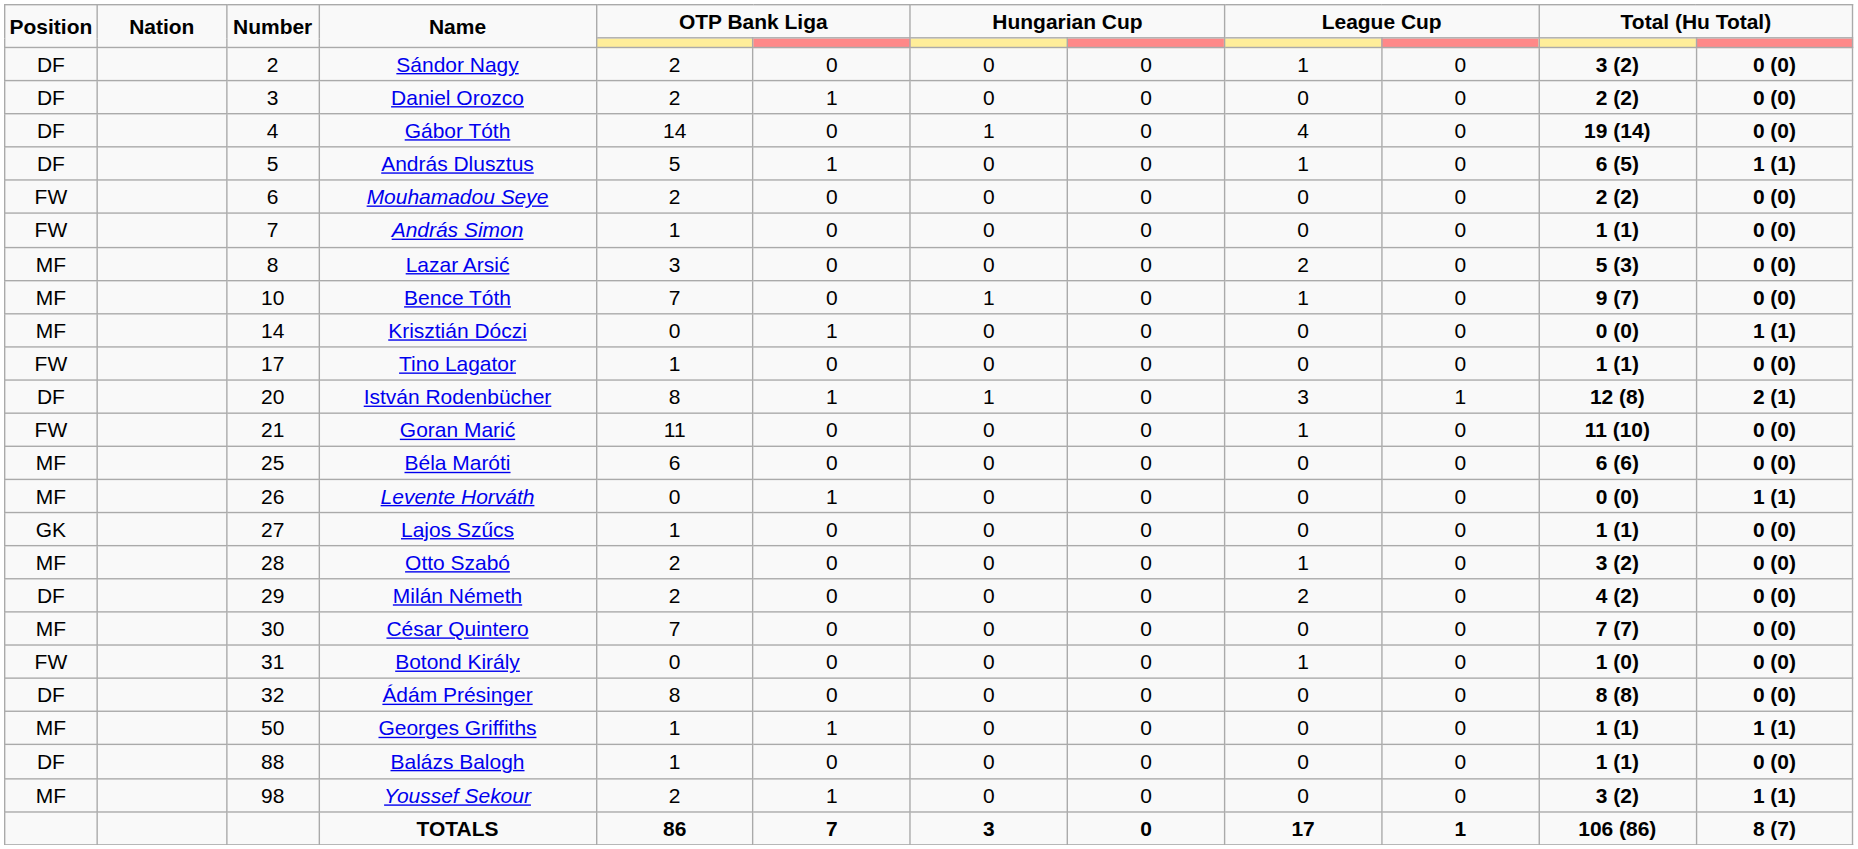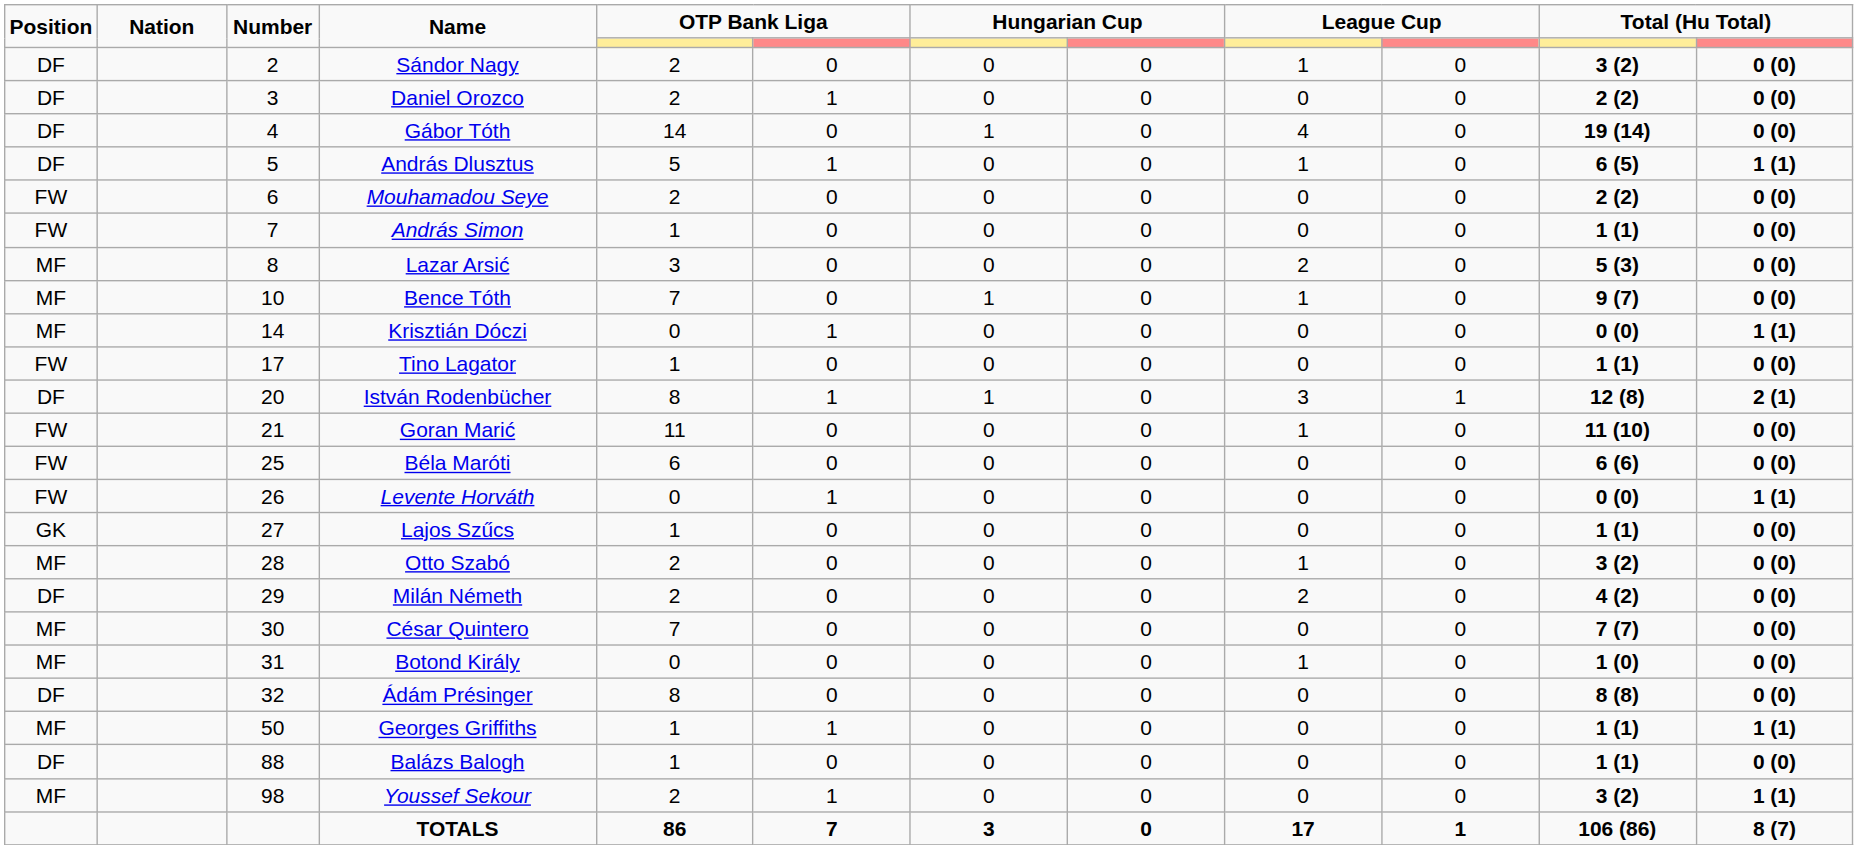(51, 463) MF -> (51, 463) FW
(51, 496) MF -> (51, 496) FW
(51, 662) FW -> (51, 662) MF
